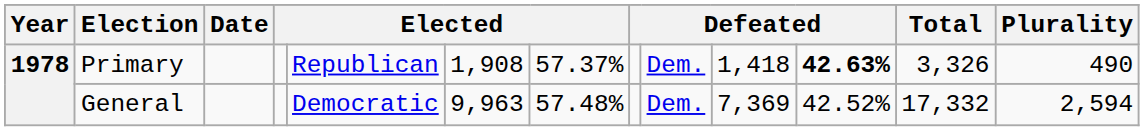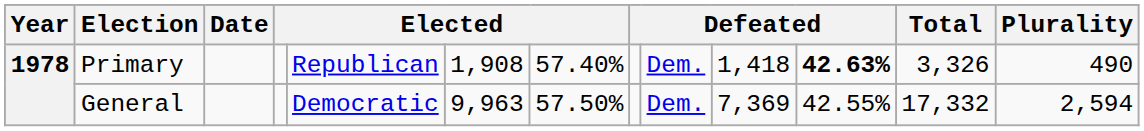(579, 65) 57.37% -> (579, 65) 57.40%
(579, 105) 57.48% -> (579, 105) 57.50%
(846, 105) 42.52% -> (846, 105) 42.55%
